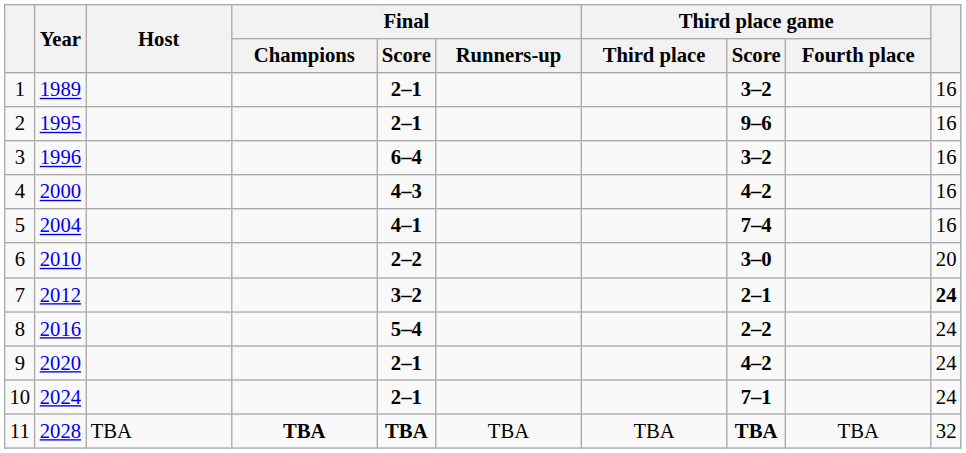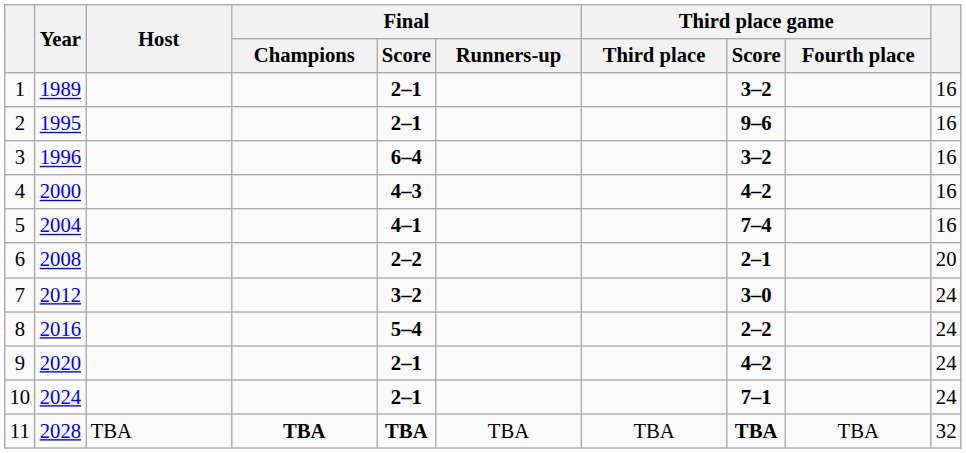(60, 260) 2010 -> (60, 260) 2008
(756, 260) 3–0 -> (756, 260) 2–1
(756, 294) 2–1 -> (756, 294) 3–0
(946, 294) bold -> (946, 294) normal
